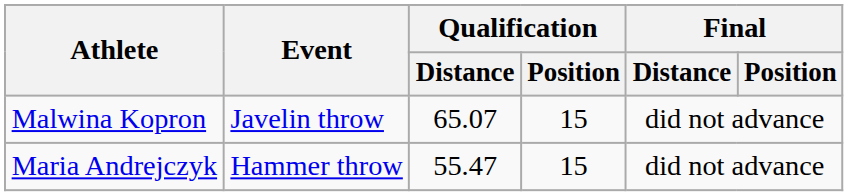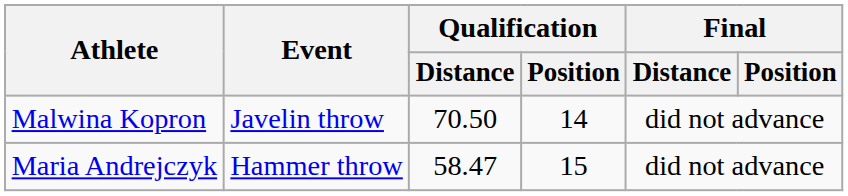(465, 119) 65.07 -> (465, 119) 70.50
(574, 119) 15 -> (574, 119) 14
(465, 166) 55.47 -> (465, 166) 58.47
